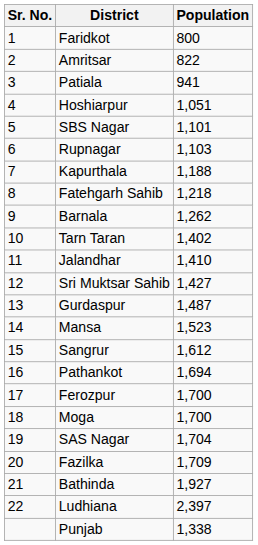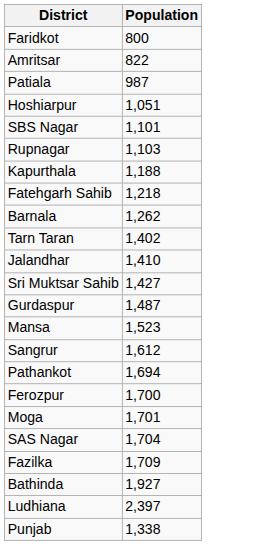- column: (30, 15)
(188, 82) 941 -> (137, 82) 987
(194, 417) 1,700 -> (143, 417) 1,701
